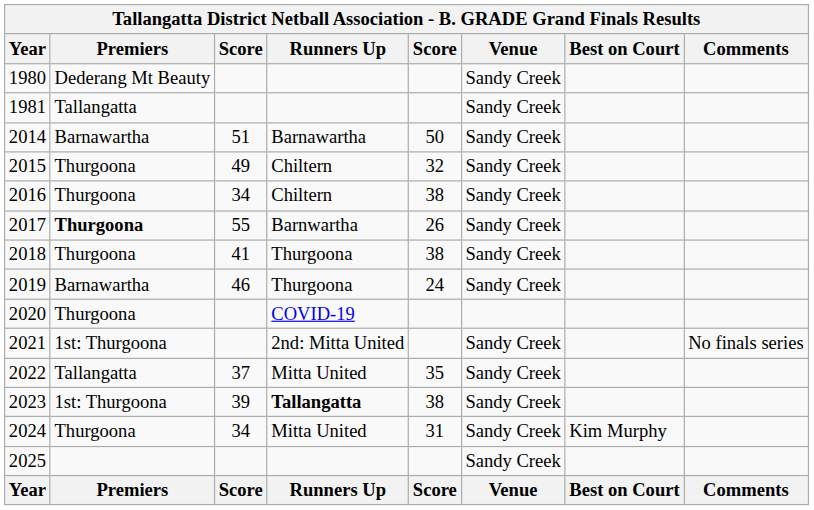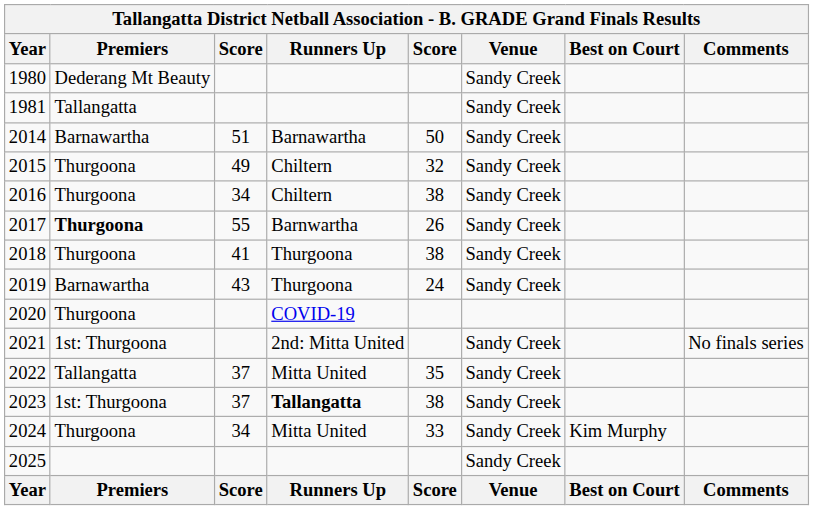(241, 284) 46 -> (241, 284) 43
(241, 401) 39 -> (241, 401) 37
(435, 431) 31 -> (435, 431) 33
